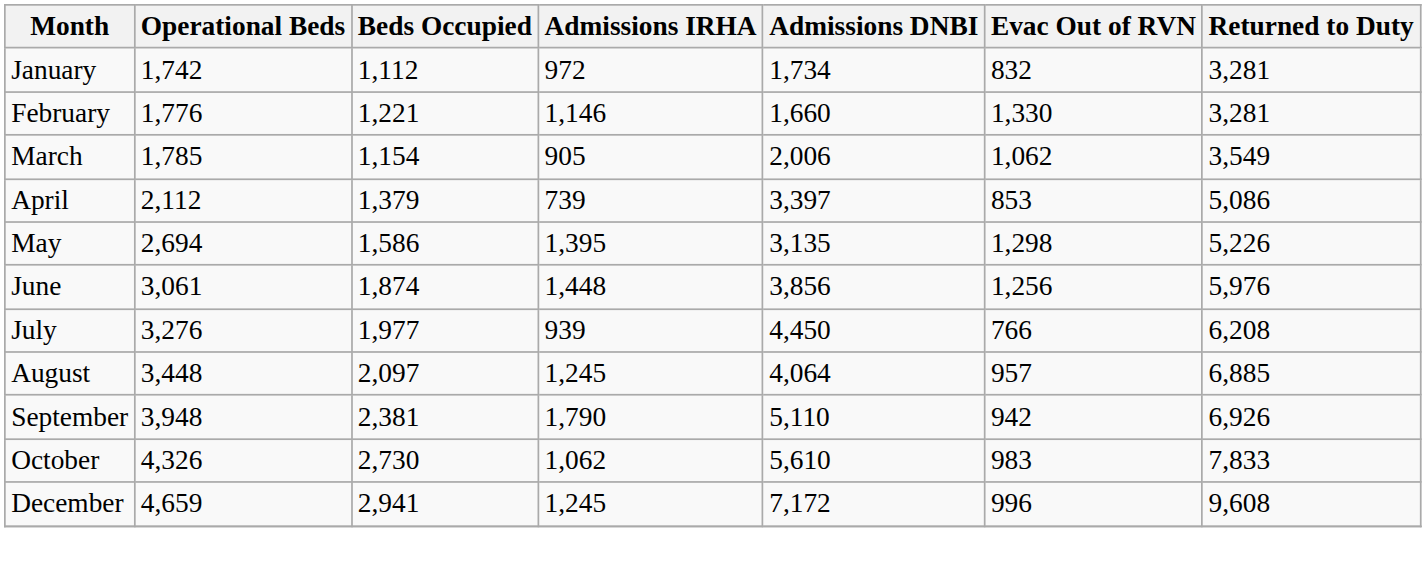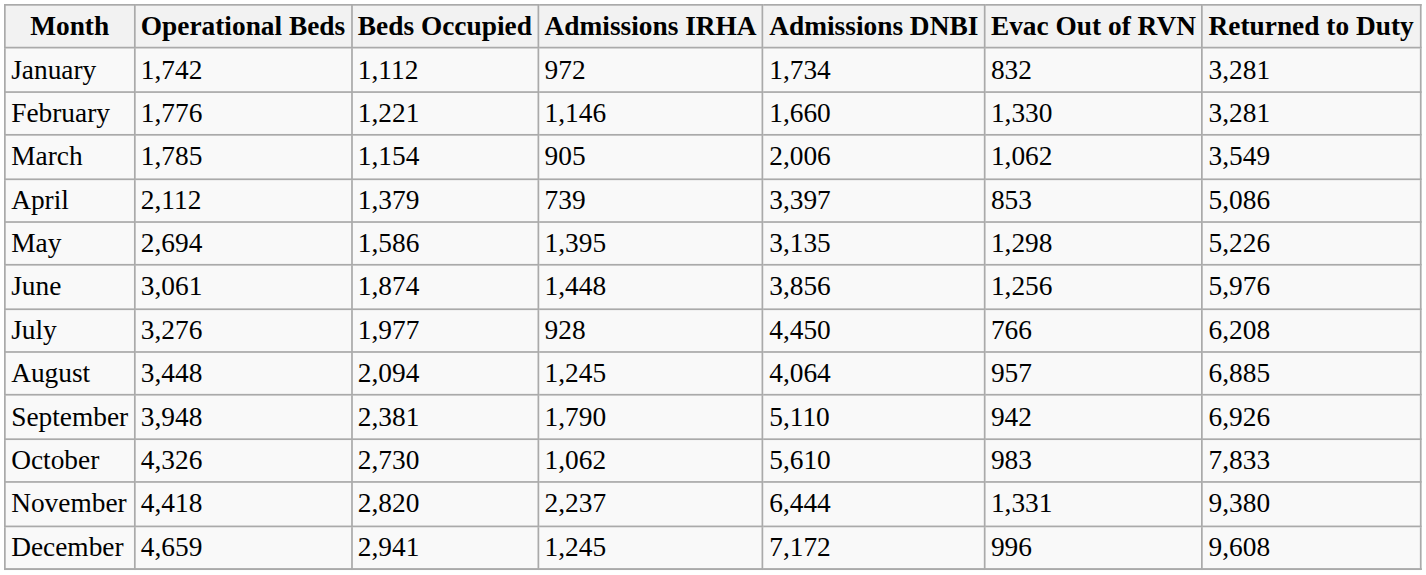(565, 329) 939 -> (565, 329) 928
(389, 373) 2,097 -> (389, 373) 2,094
+ row: (69, 503)
